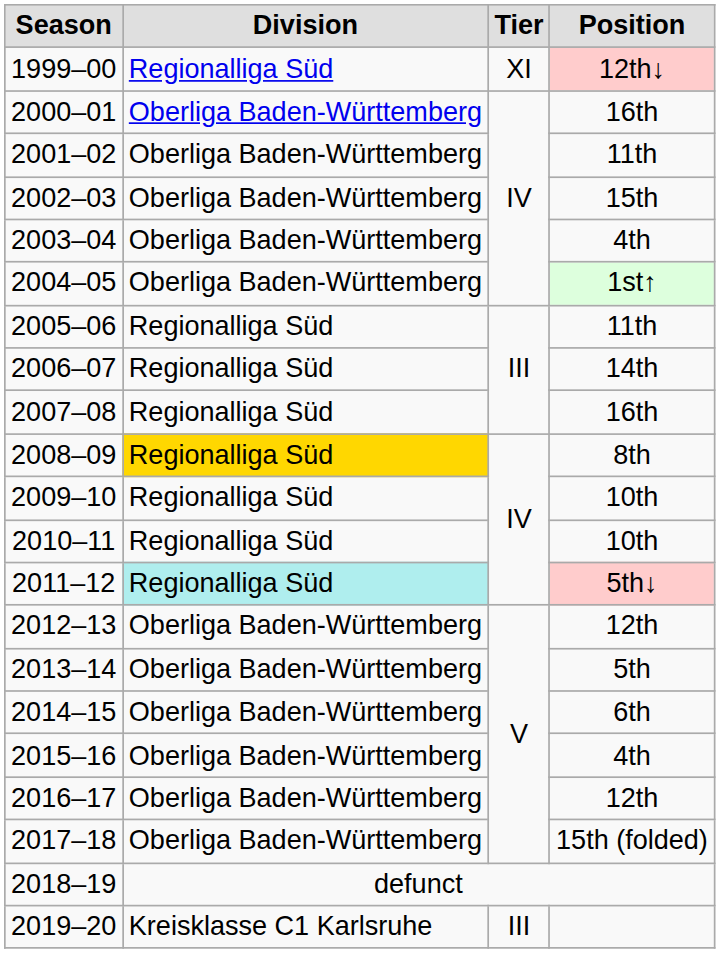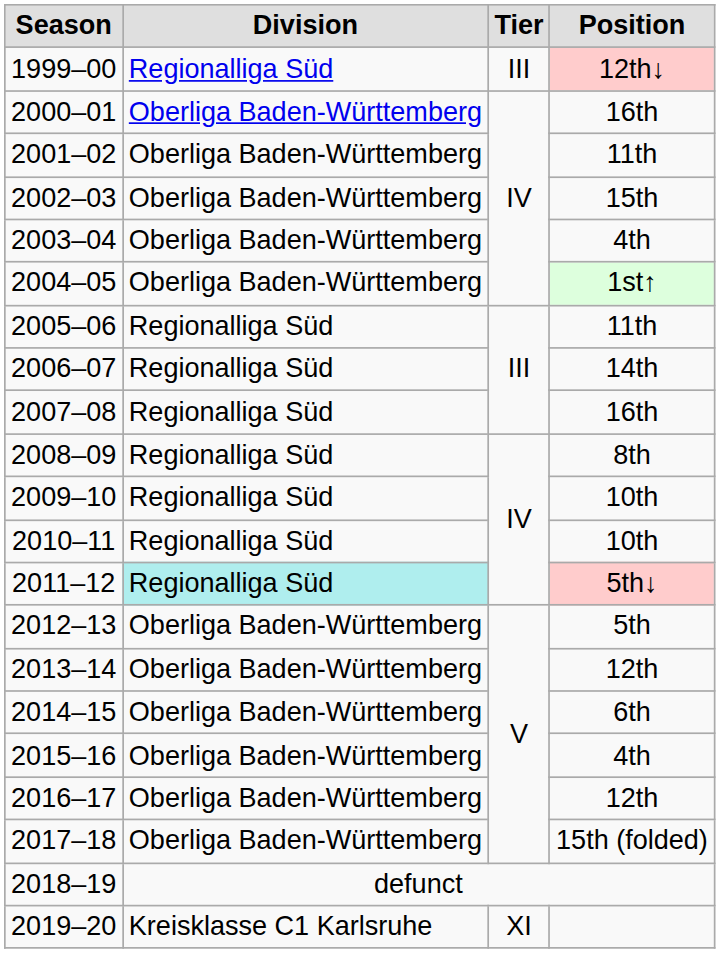(519, 68) XI -> (519, 68) III
(231, 454) gold background -> (231, 454) no background
(632, 626) 12th -> (632, 626) 5th
(632, 669) 5th -> (632, 669) 12th
(519, 926) III -> (519, 926) XI
